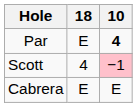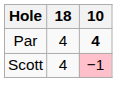(83, 41) E -> (63, 41) 4
- row: (36, 89)
